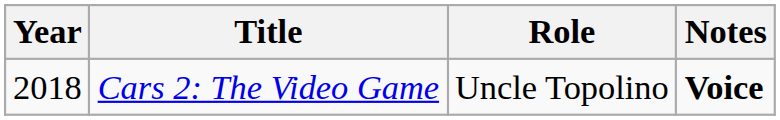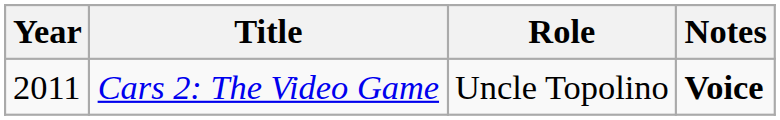(47, 86) 2018 -> (47, 86) 2011
